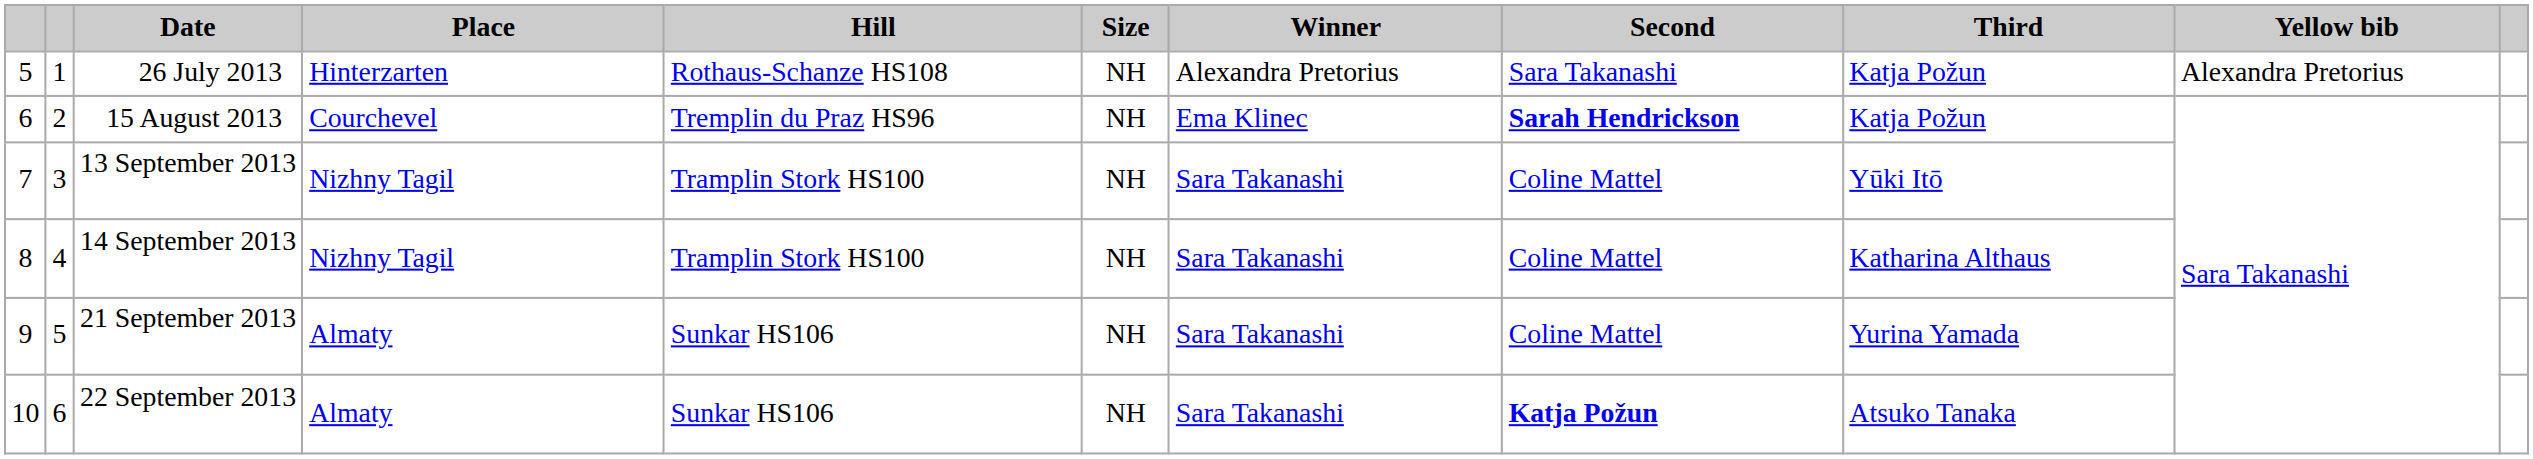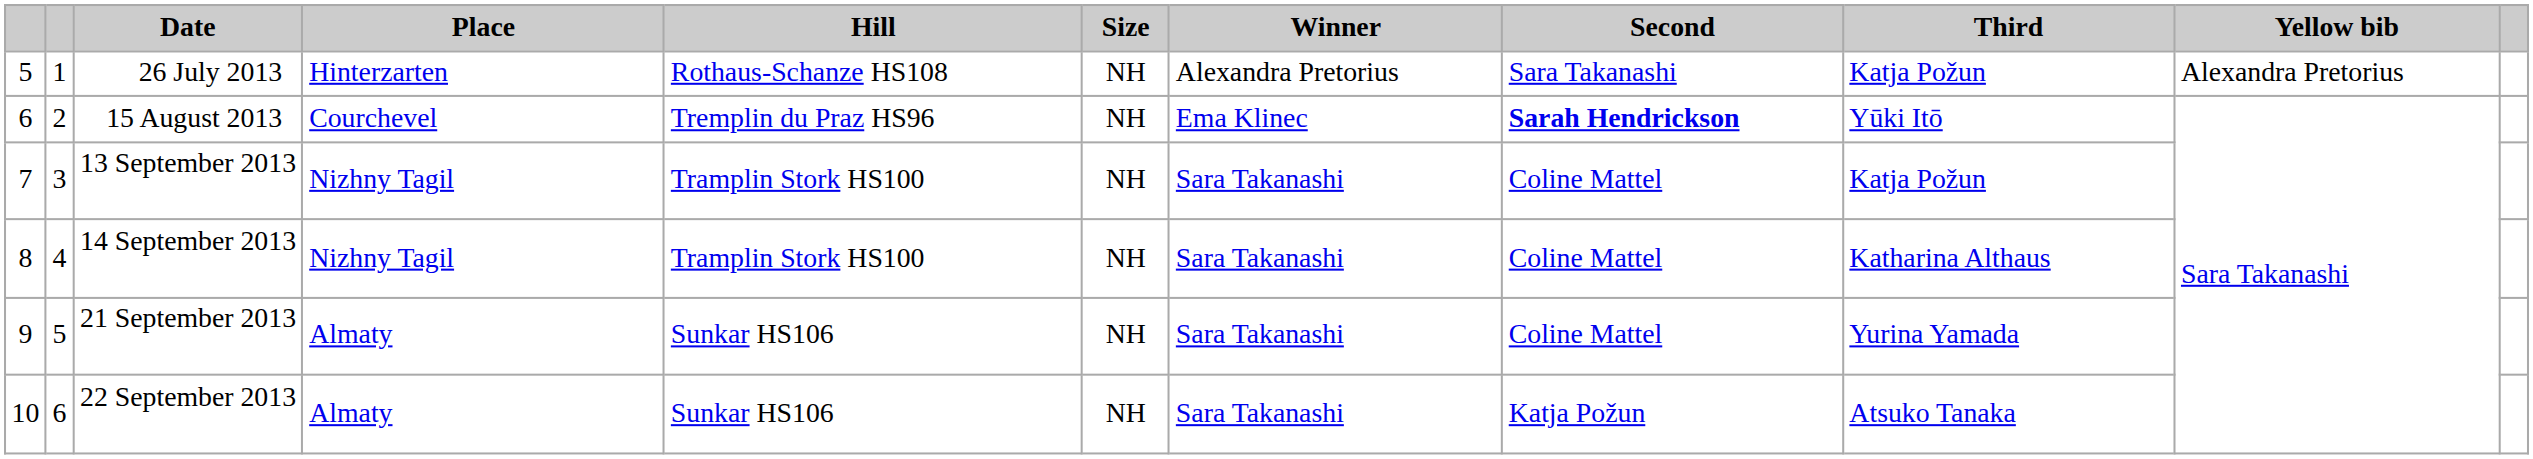(1918, 117) Katja Požun -> (1896, 117) Yūki Itō
(1896, 179) Yūki Itō -> (1918, 179) Katja Požun
(1583, 412) bold -> (1577, 412) normal
